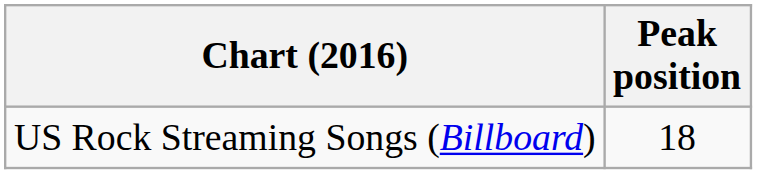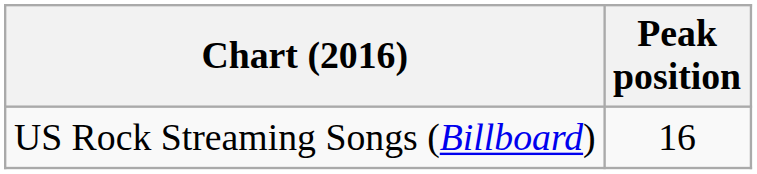(677, 136) 18 -> (677, 136) 16
